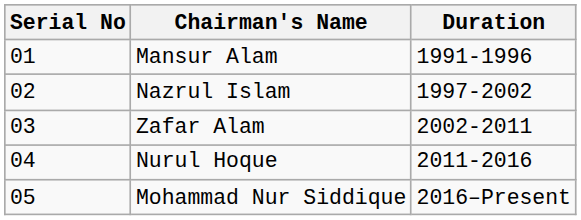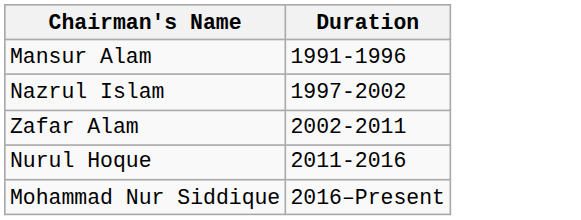- column: (68, 22)
